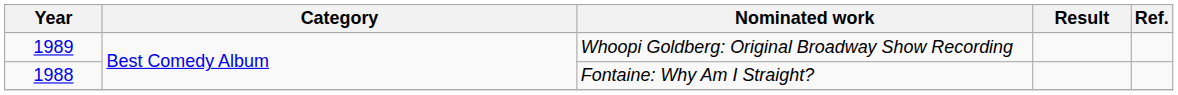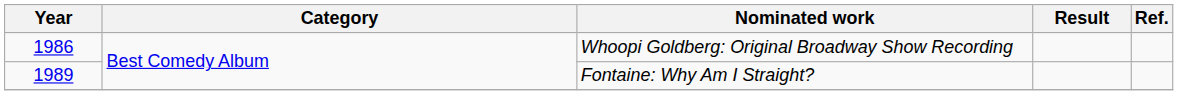(53, 47) 1989 -> (53, 47) 1986
(53, 75) 1988 -> (53, 75) 1989
